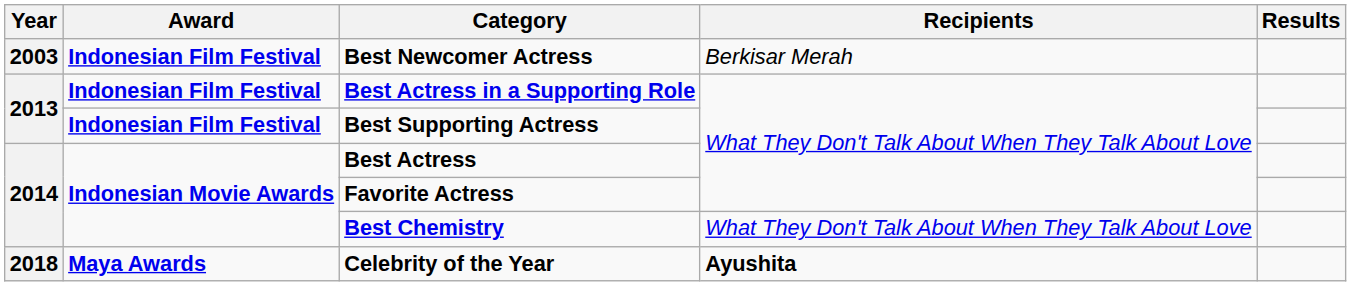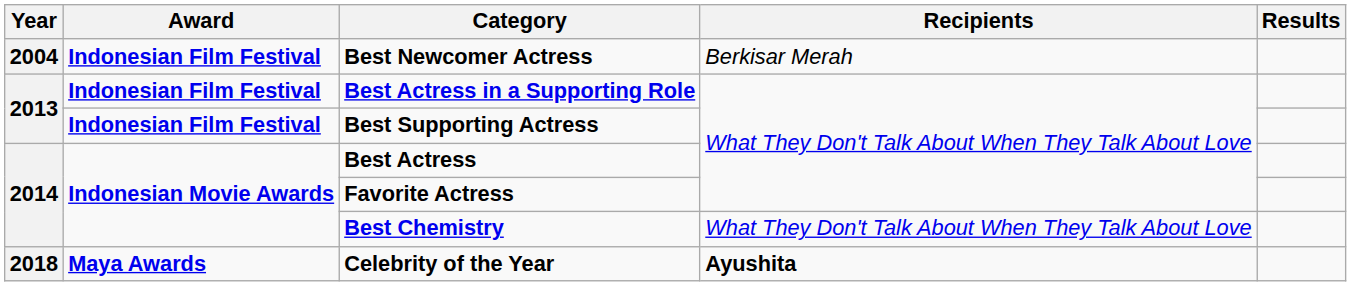(34, 56) 2003 -> (34, 56) 2004
